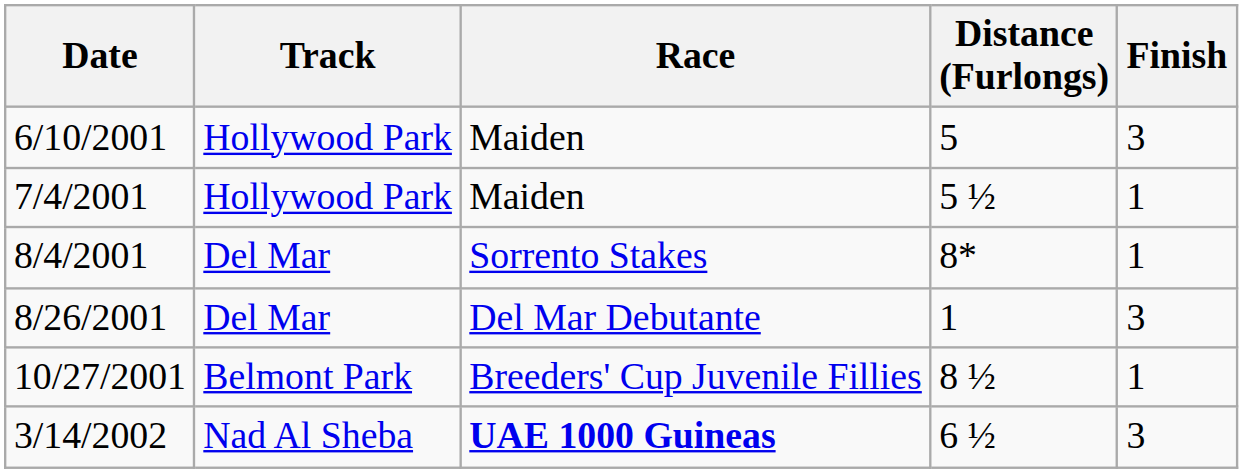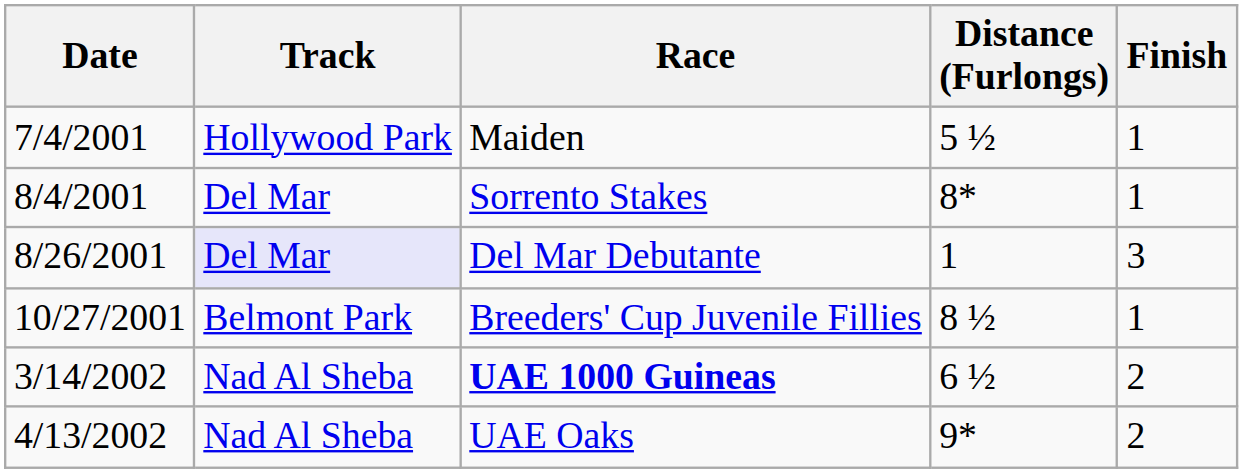- row: (90, 136)
(267, 316) no background -> (267, 256) lavender background
(1136, 436) 3 -> (1136, 376) 2
+ row: (90, 436)
